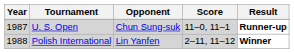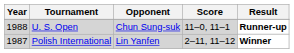(17, 27) 1987 -> (17, 27) 1988
(17, 42) 1988 -> (17, 42) 1987
